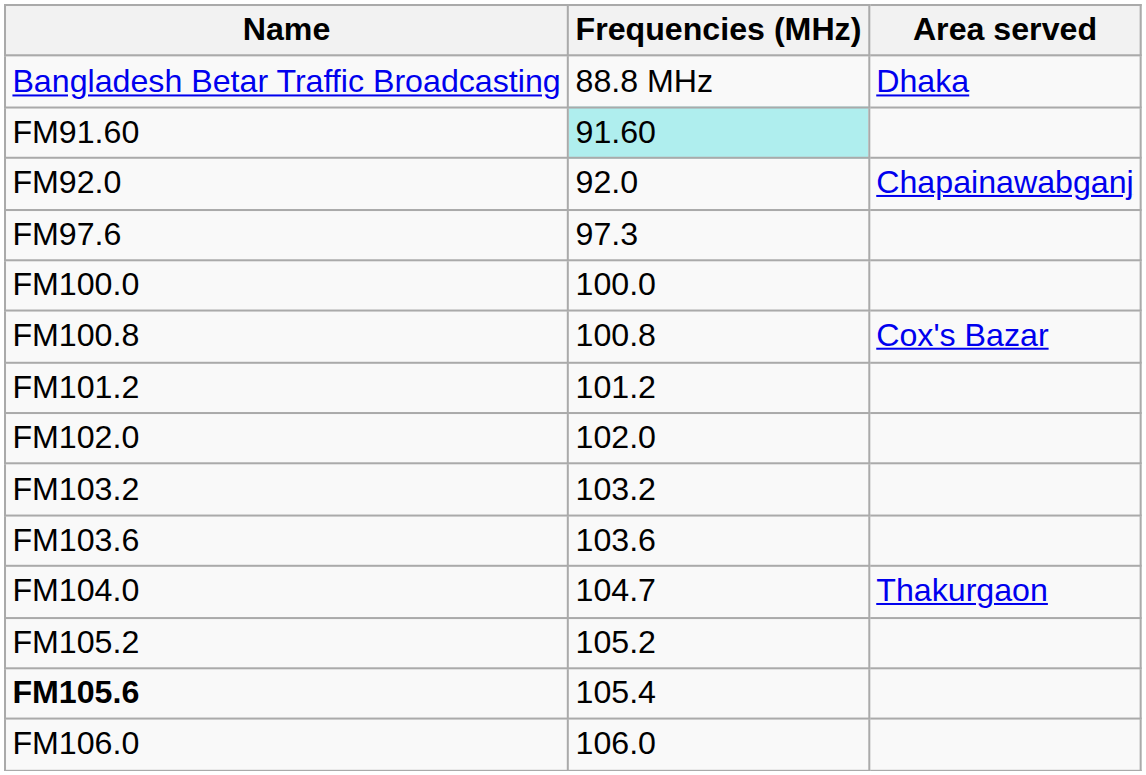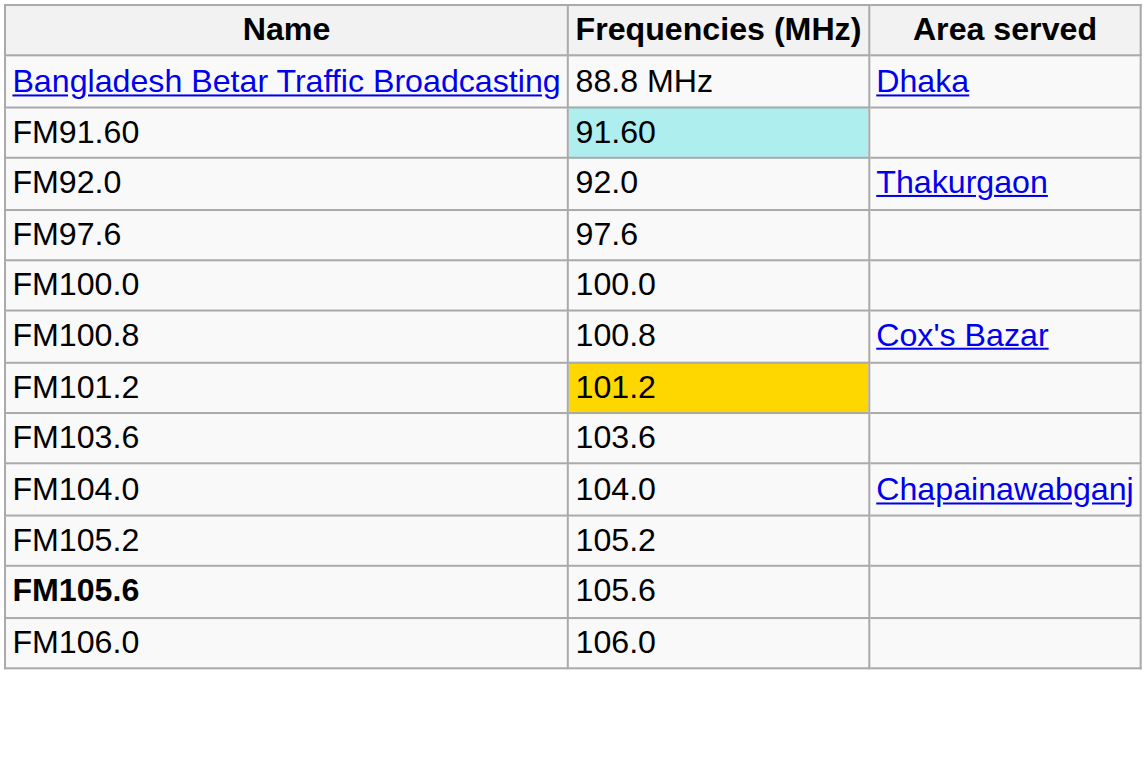(1005, 183) Chapainawabganj -> (962, 183) Thakurgaon
(607, 234) 97.3 -> (607, 234) 97.6
(616, 387) no background -> (616, 387) gold background
- row: (76, 438)
- row: (76, 489)
(616, 591) 104.7 -> (616, 489) 104.0
(962, 591) Thakurgaon -> (1005, 489) Chapainawabganj
(616, 693) 105.4 -> (616, 591) 105.6
